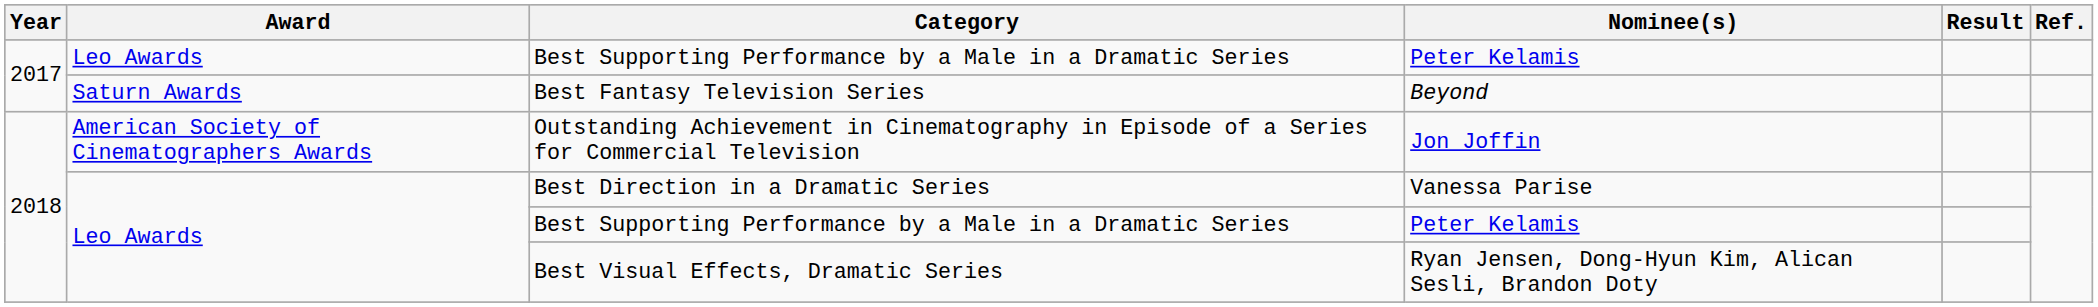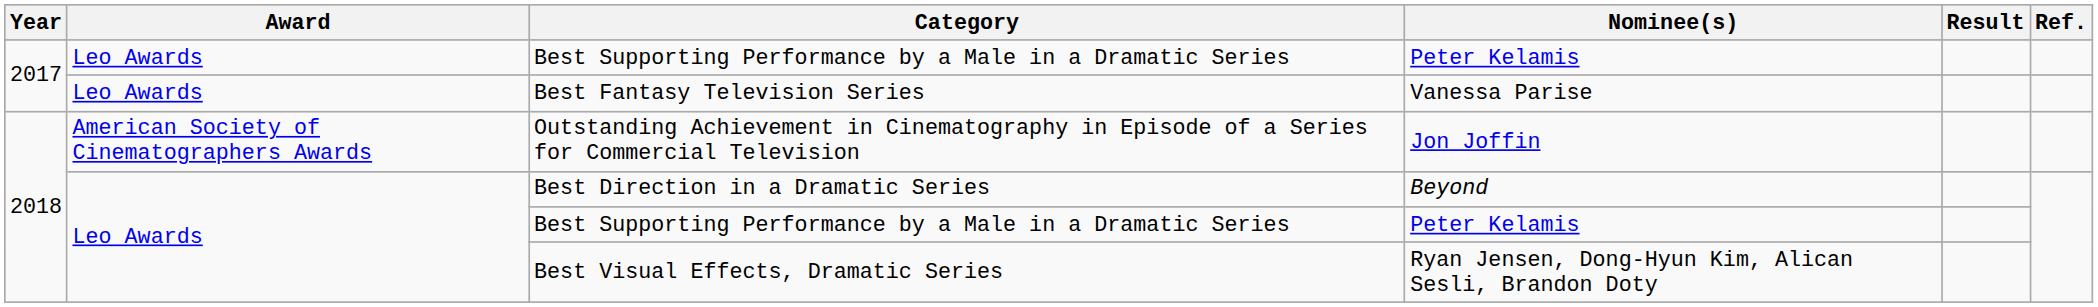(157, 93) Saturn Awards -> (138, 93) Leo Awards
(1449, 93) Beyond -> (1501, 93) Vanessa Parise
(1501, 189) Vanessa Parise -> (1449, 189) Beyond
